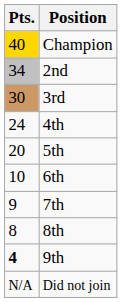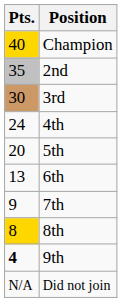(17, 71) 34 -> (17, 71) 35
(17, 177) 10 -> (17, 177) 13
(13, 230) no background -> (13, 230) gold background
